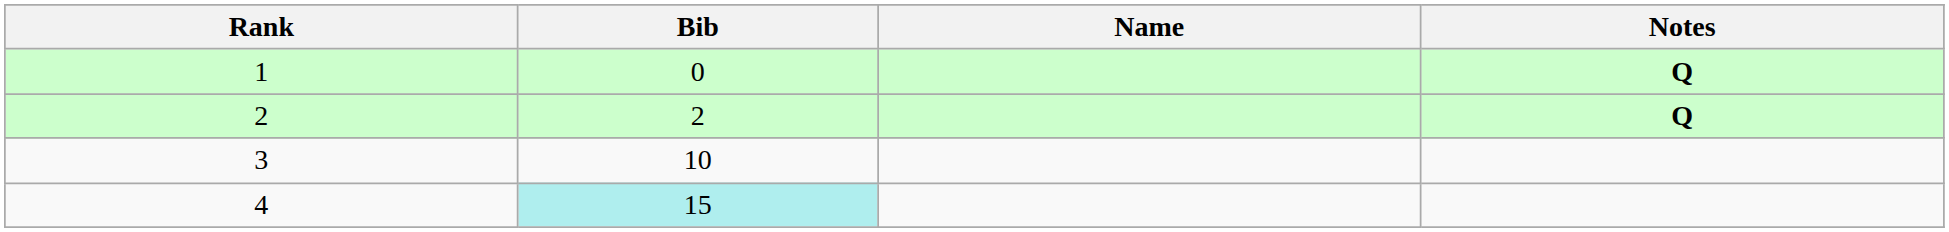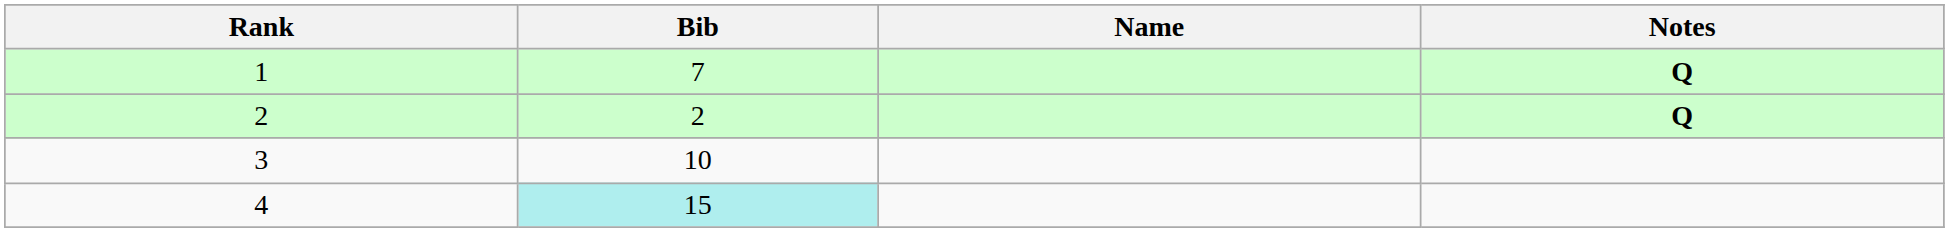(698, 71) 0 -> (698, 71) 7
